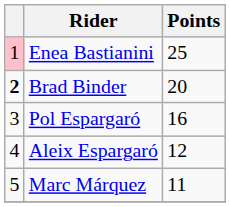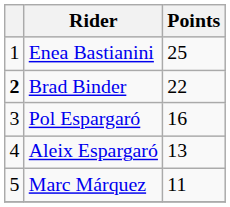(14, 53) pink background -> (14, 53) no background
(177, 85) 20 -> (177, 85) 22
(177, 151) 12 -> (177, 151) 13
